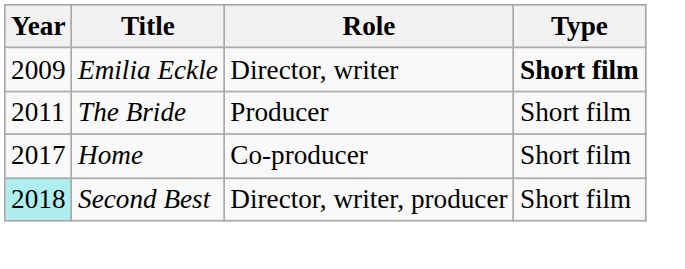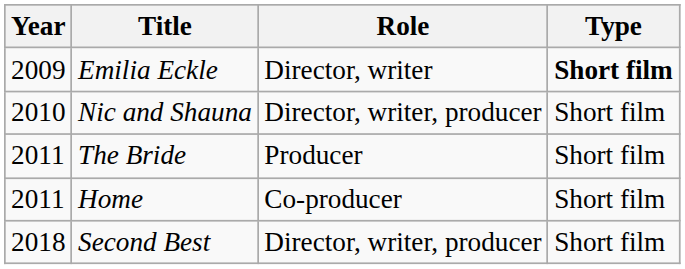+ row: (165, 112)
(38, 155) 2017 -> (38, 198) 2011
(38, 198) paleturquoise background -> (38, 241) no background
